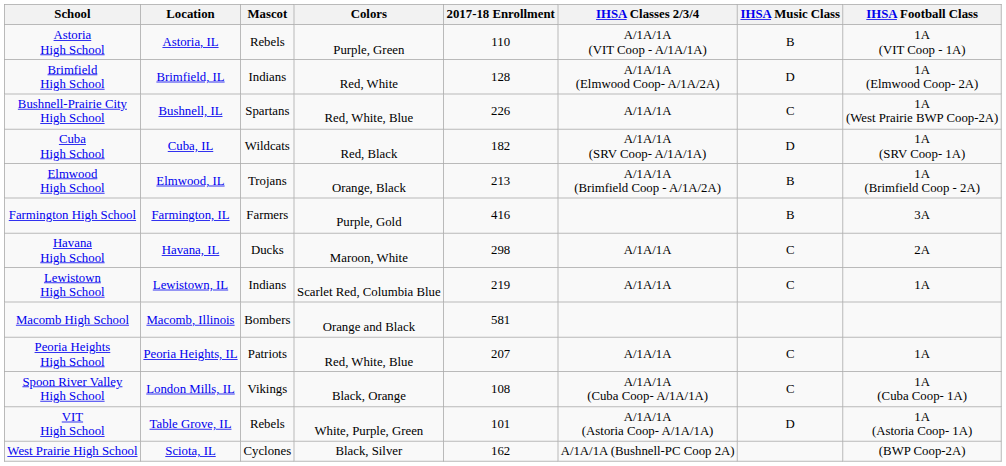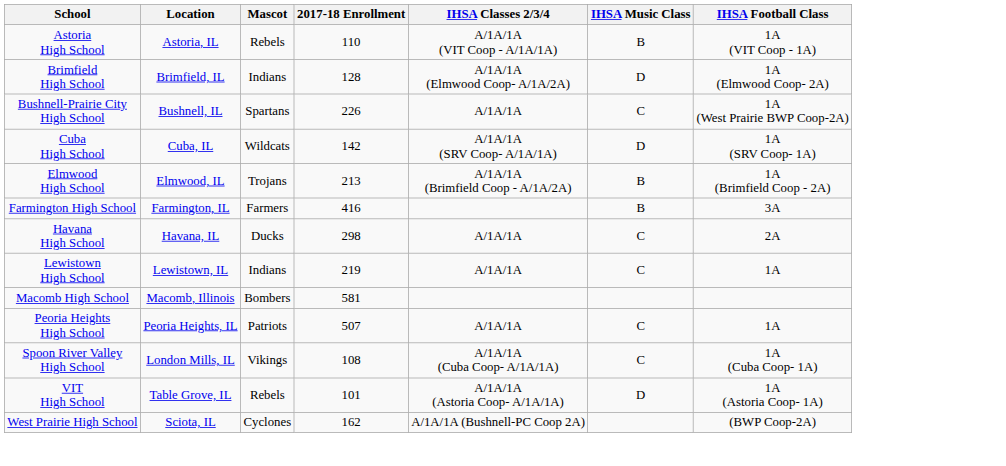- column: (369, 14)
(501, 146) 182 -> (351, 146) 142
(501, 354) 207 -> (351, 325) 507
